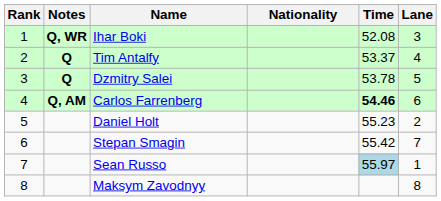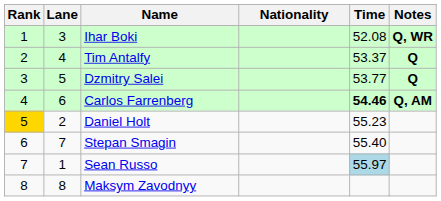columns swapped: (417, 15) <-> (67, 15)
(379, 79) 53.78 -> (370, 79) 53.77
(24, 121) no background -> (24, 121) gold background
(379, 143) 55.42 -> (370, 143) 55.40
